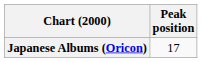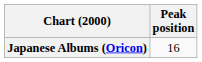(173, 47) 17 -> (173, 47) 16
